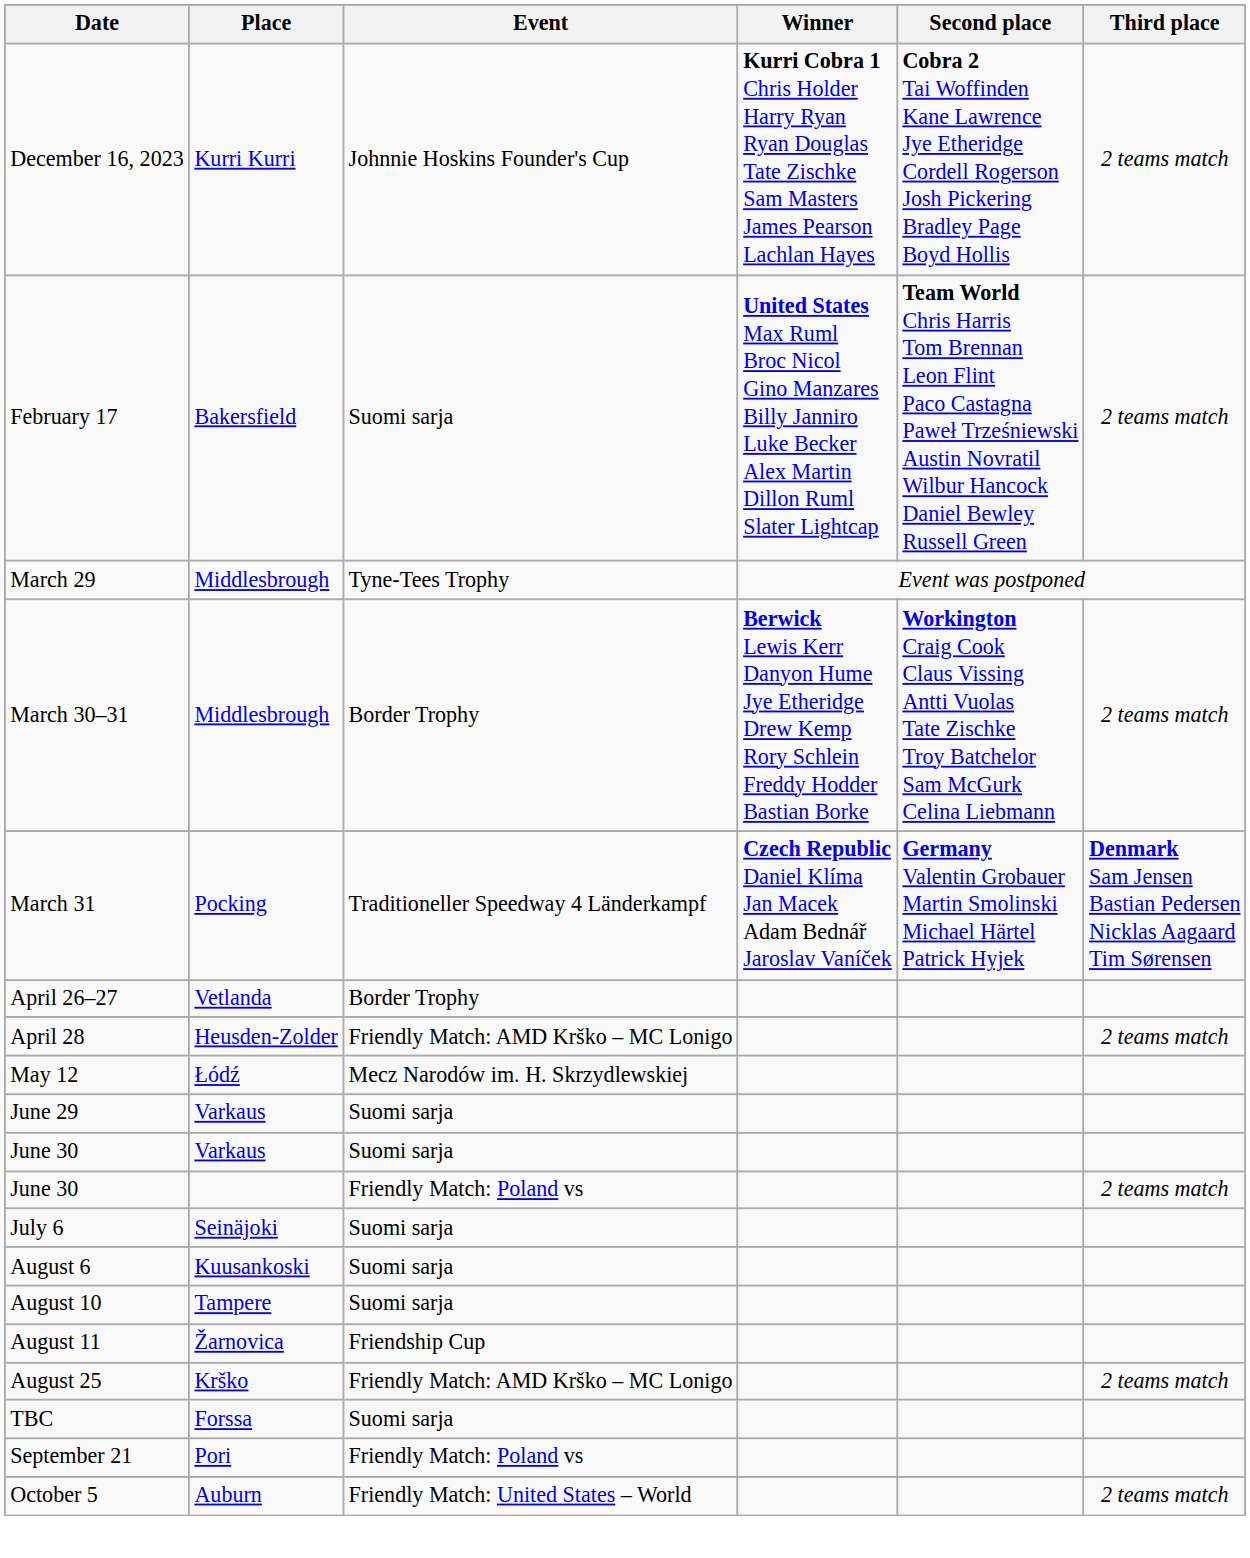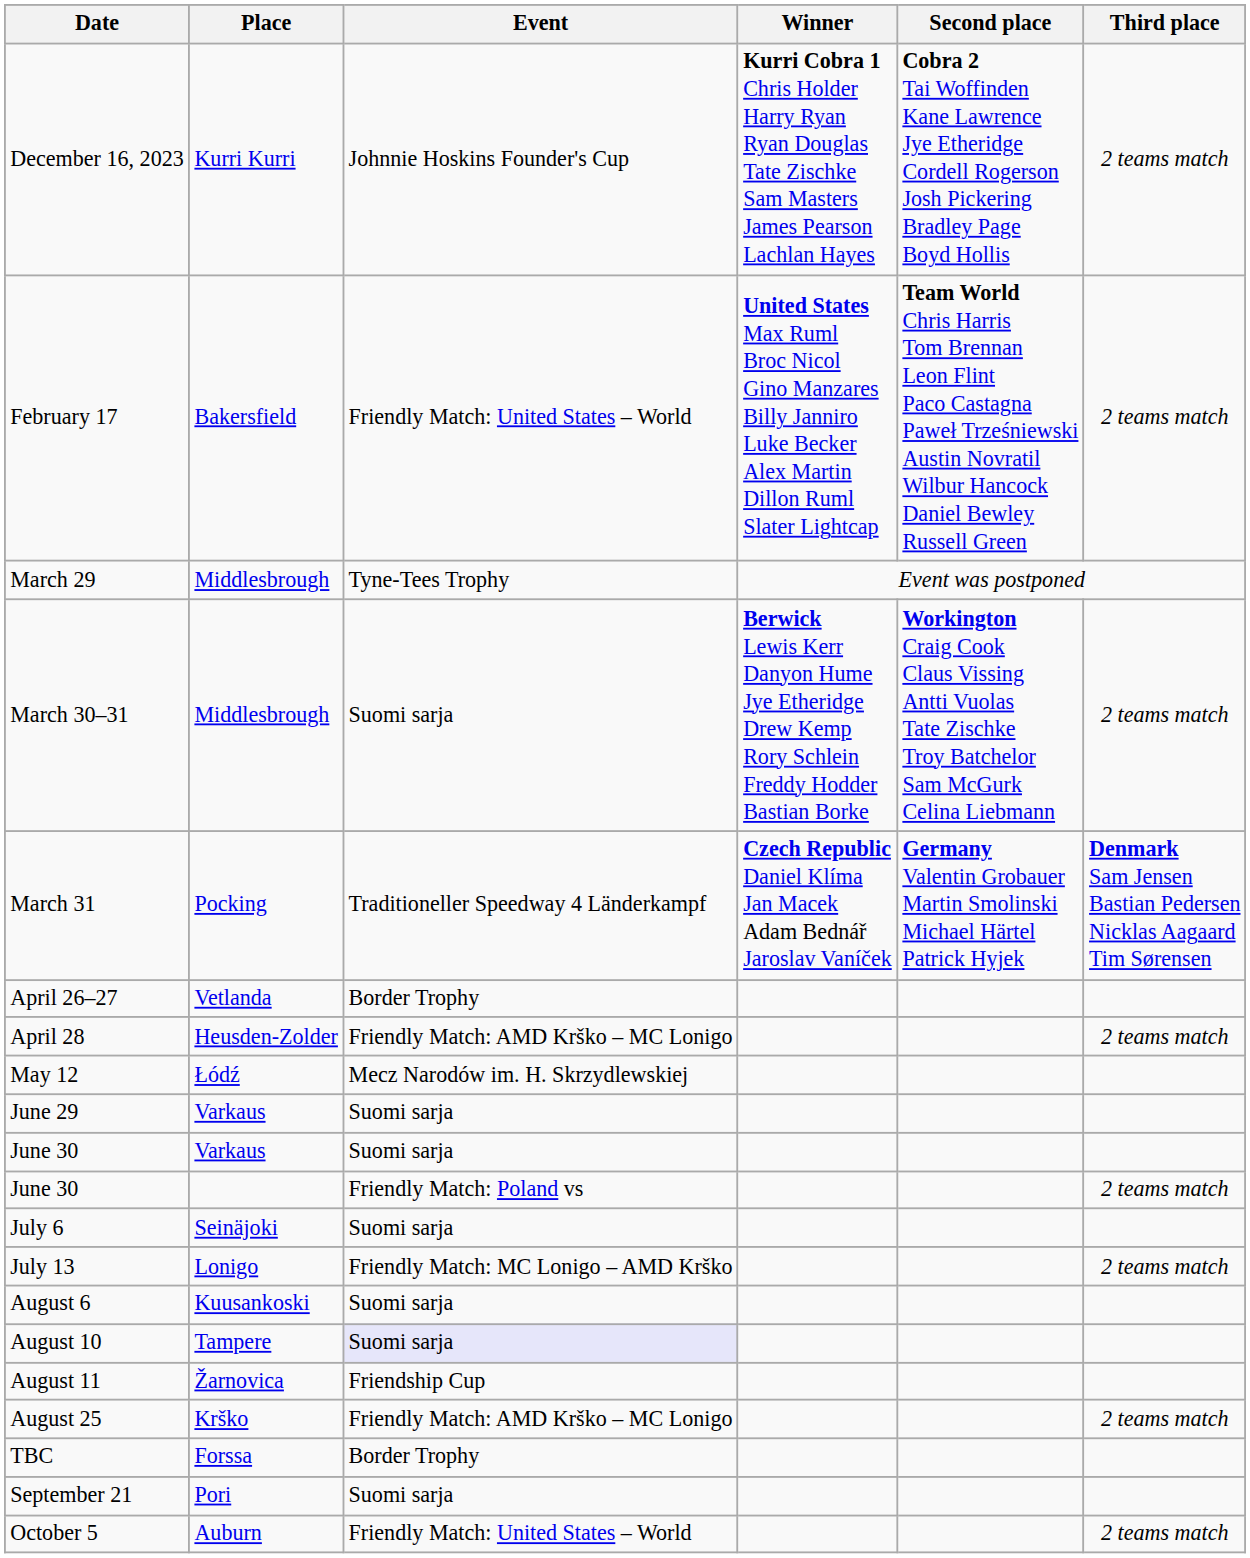(401, 417) Suomi sarja -> (520, 417) Friendly Match: United States – World
(414, 714) Border Trophy -> (401, 714) Suomi sarja
+ row: (42, 1265)
(401, 1304) no background -> (401, 1342) lavender background
(401, 1418) Suomi sarja -> (414, 1457) Border Trophy
(466, 1457) Friendly Match: Poland vs -> (401, 1495) Suomi sarja
